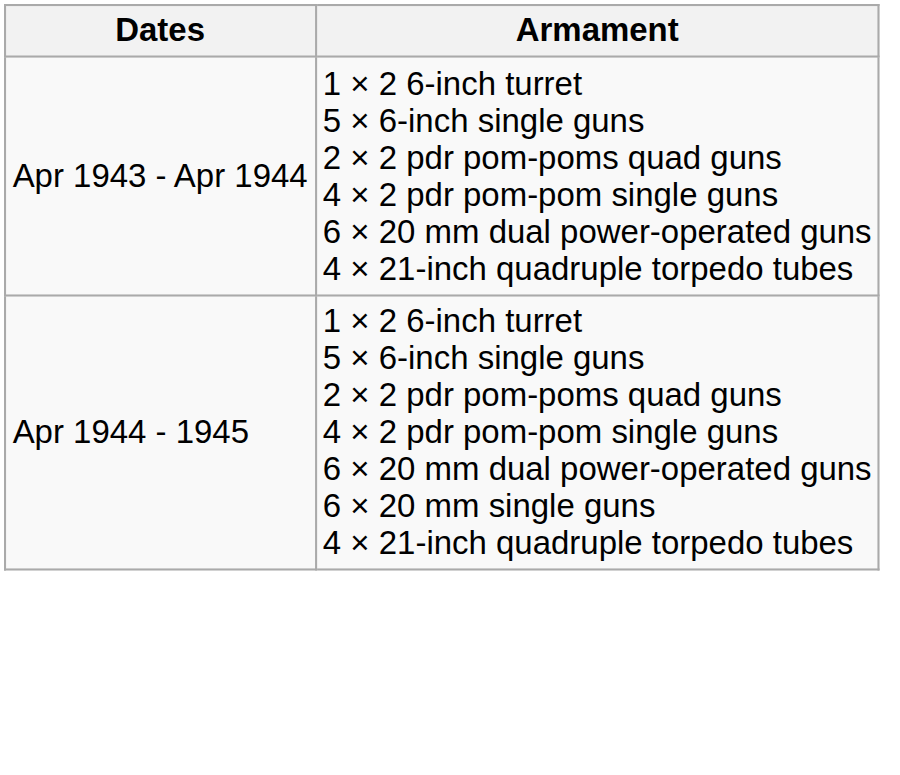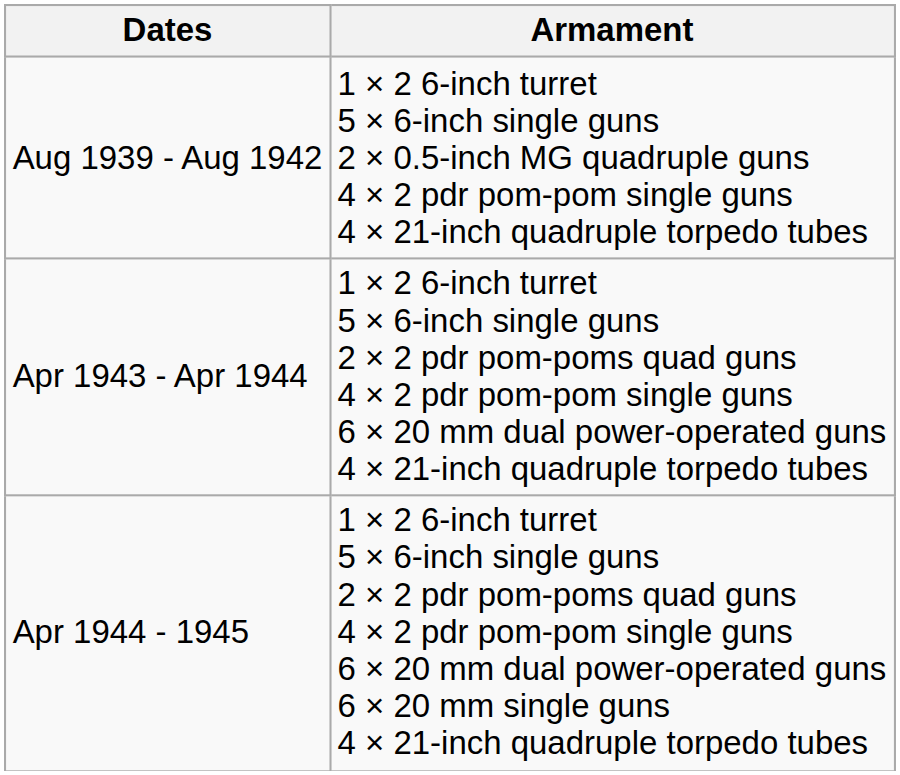+ row: (167, 157)
